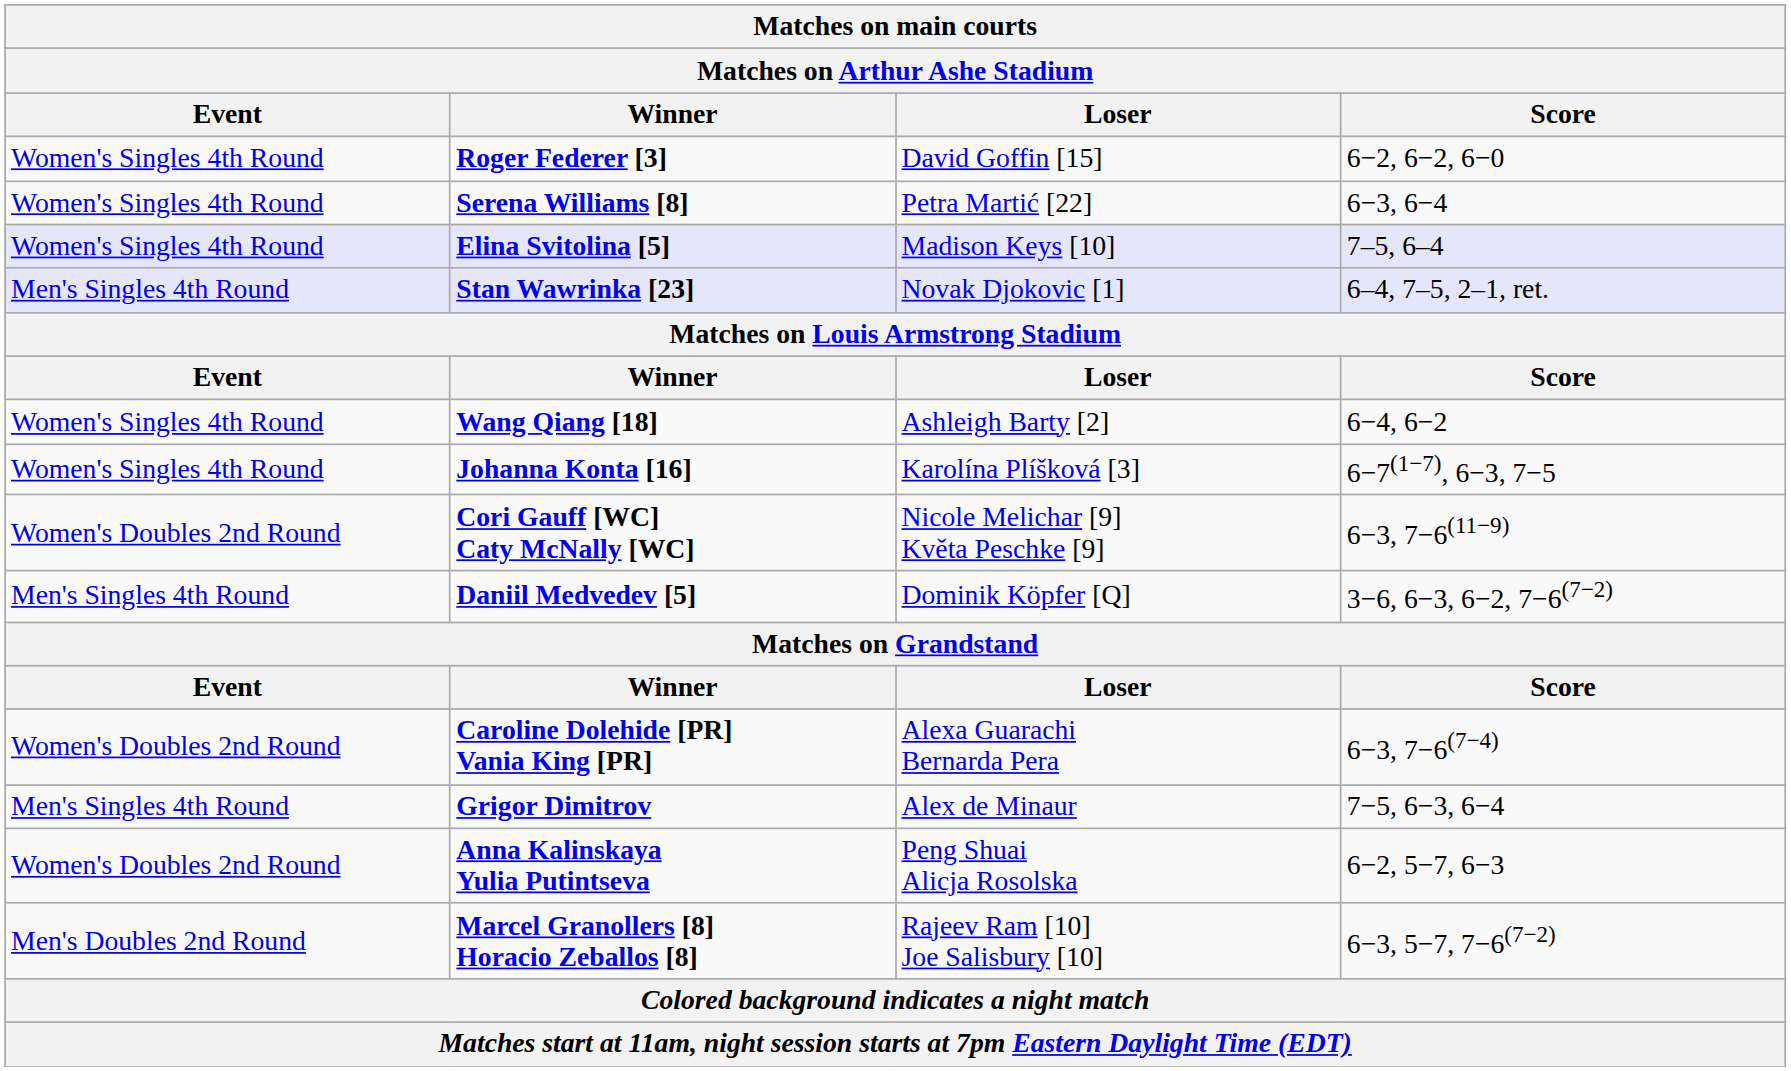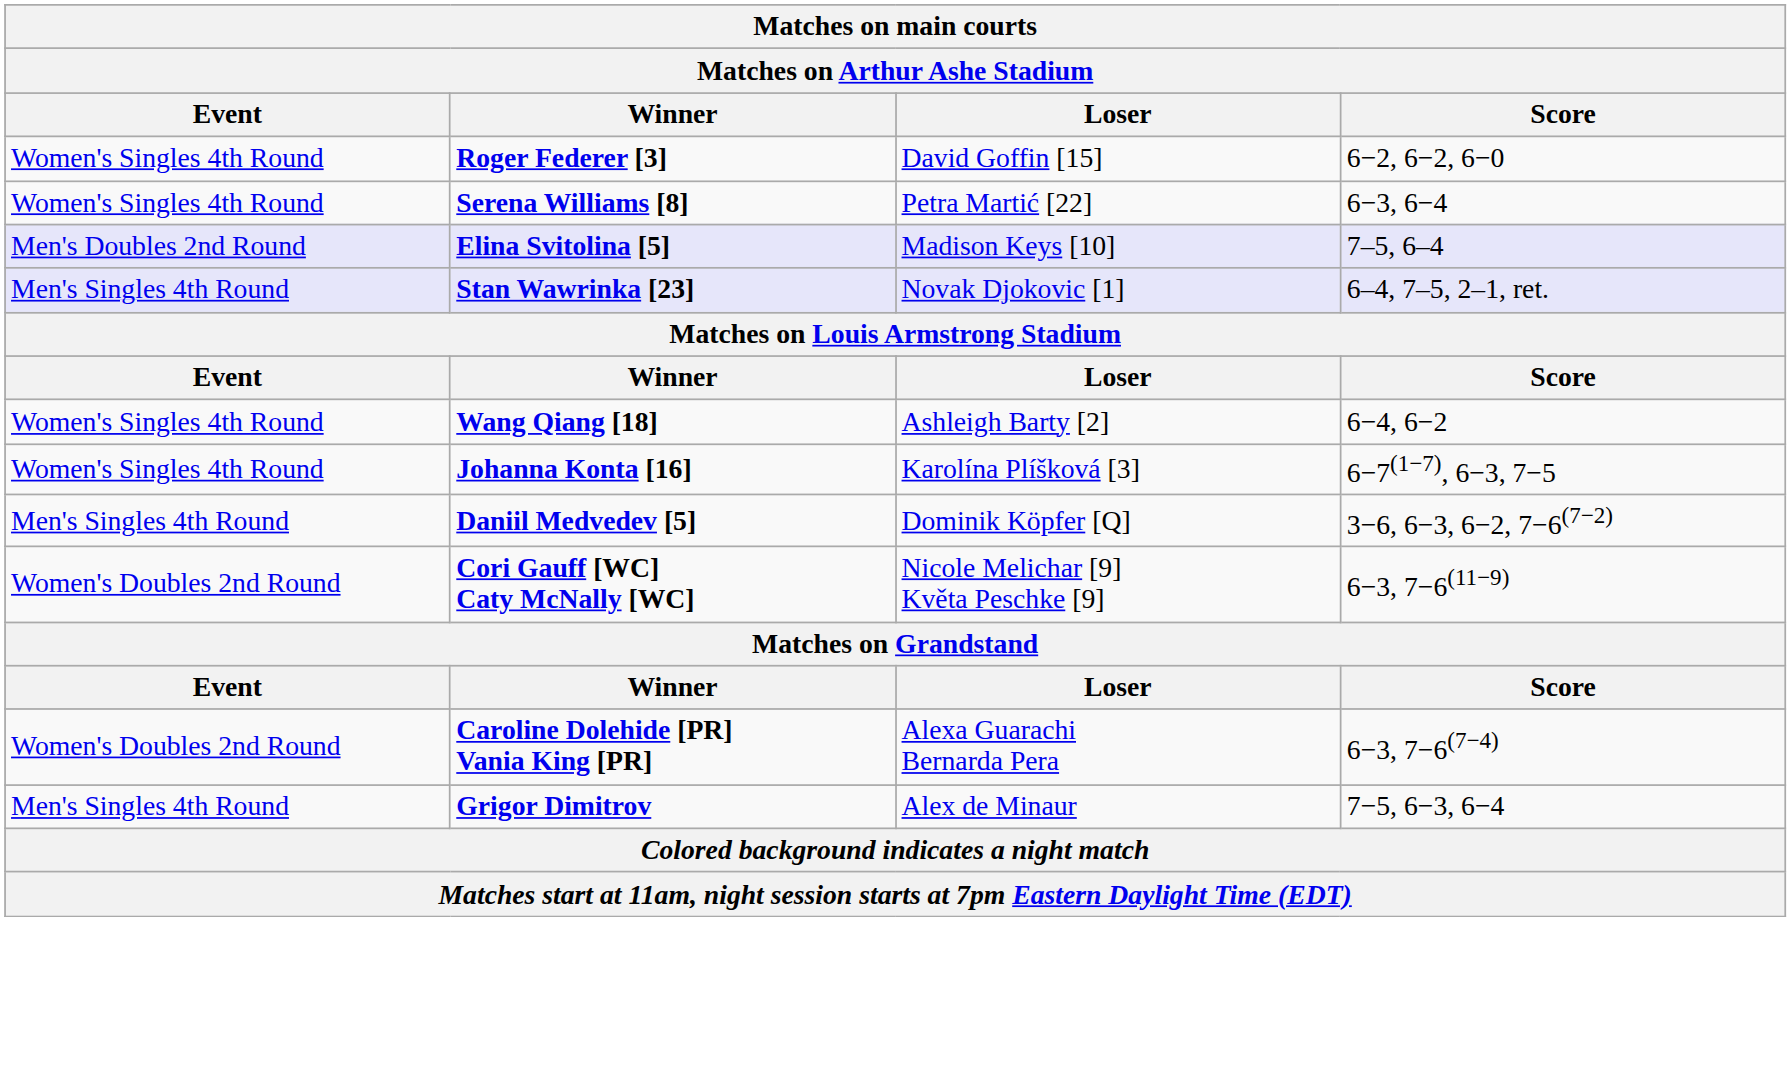(167, 245) Women's Singles 4th Round -> (158, 245) Men's Doubles 2nd Round
rows swapped: (575, 532) <-> (576, 595)
- row: (559, 865)
- row: (585, 940)
